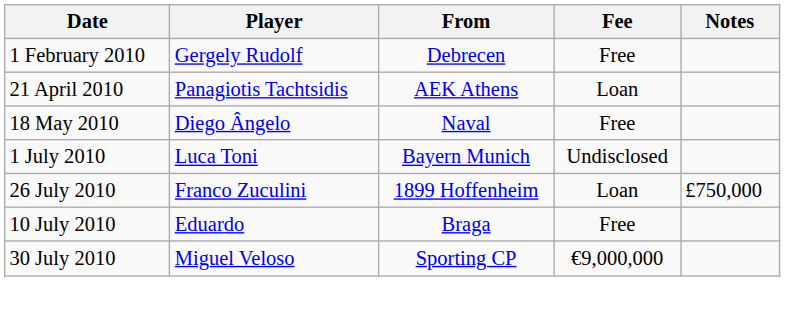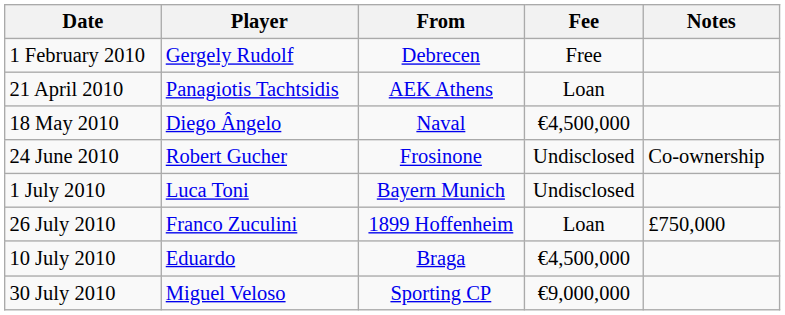(617, 123) Free -> (584, 123) €4,500,000
+ row: (64, 156)
(617, 224) Free -> (584, 258) €4,500,000
